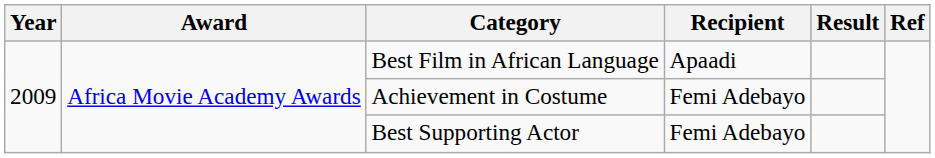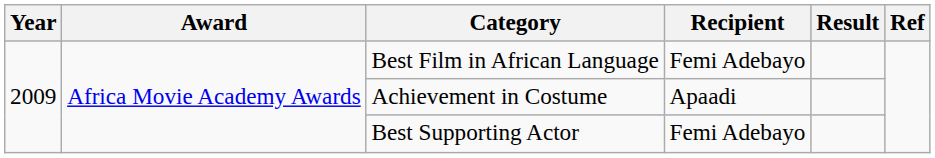(703, 59) Apaadi -> (737, 59) Femi Adebayo
(737, 96) Femi Adebayo -> (703, 96) Apaadi
